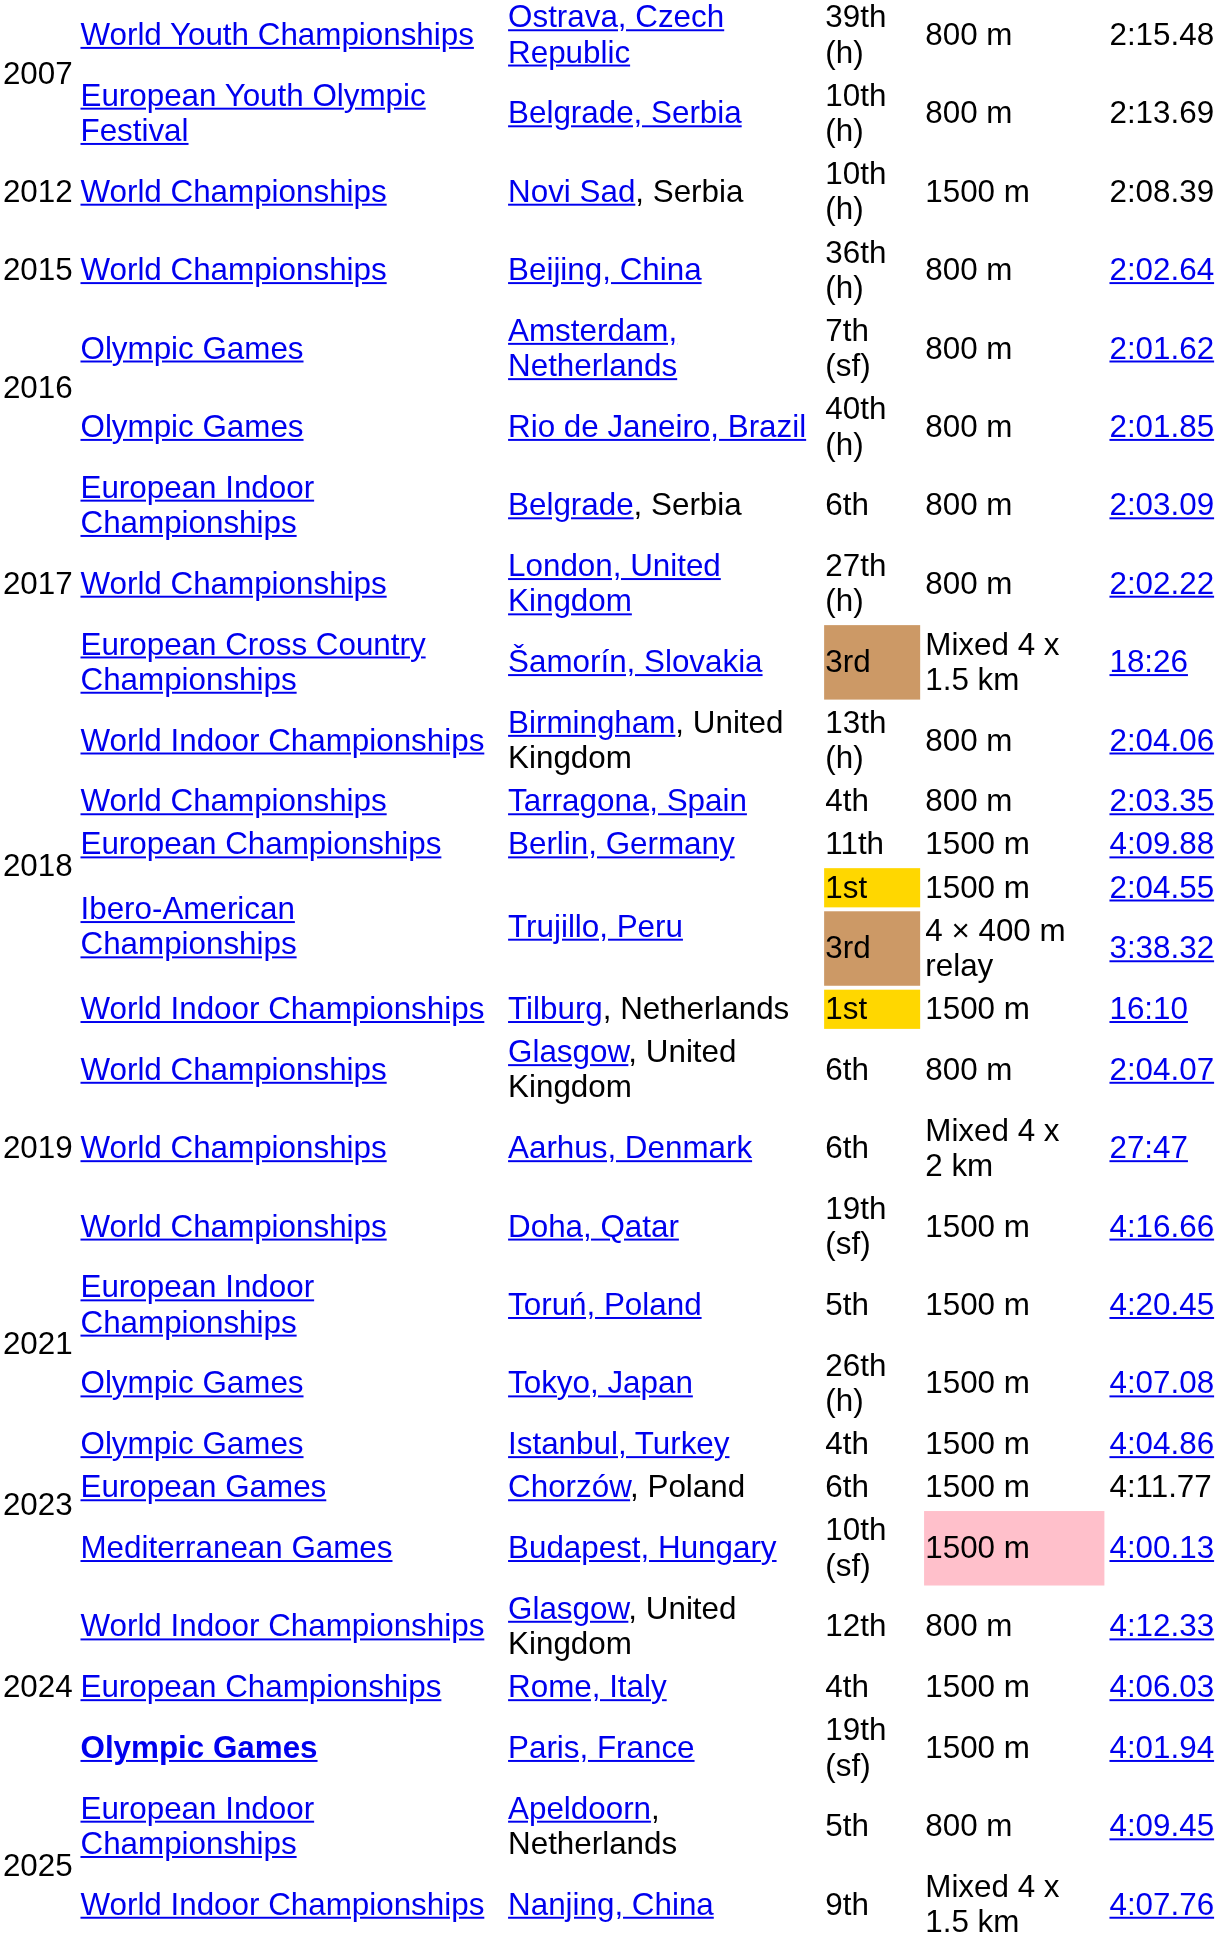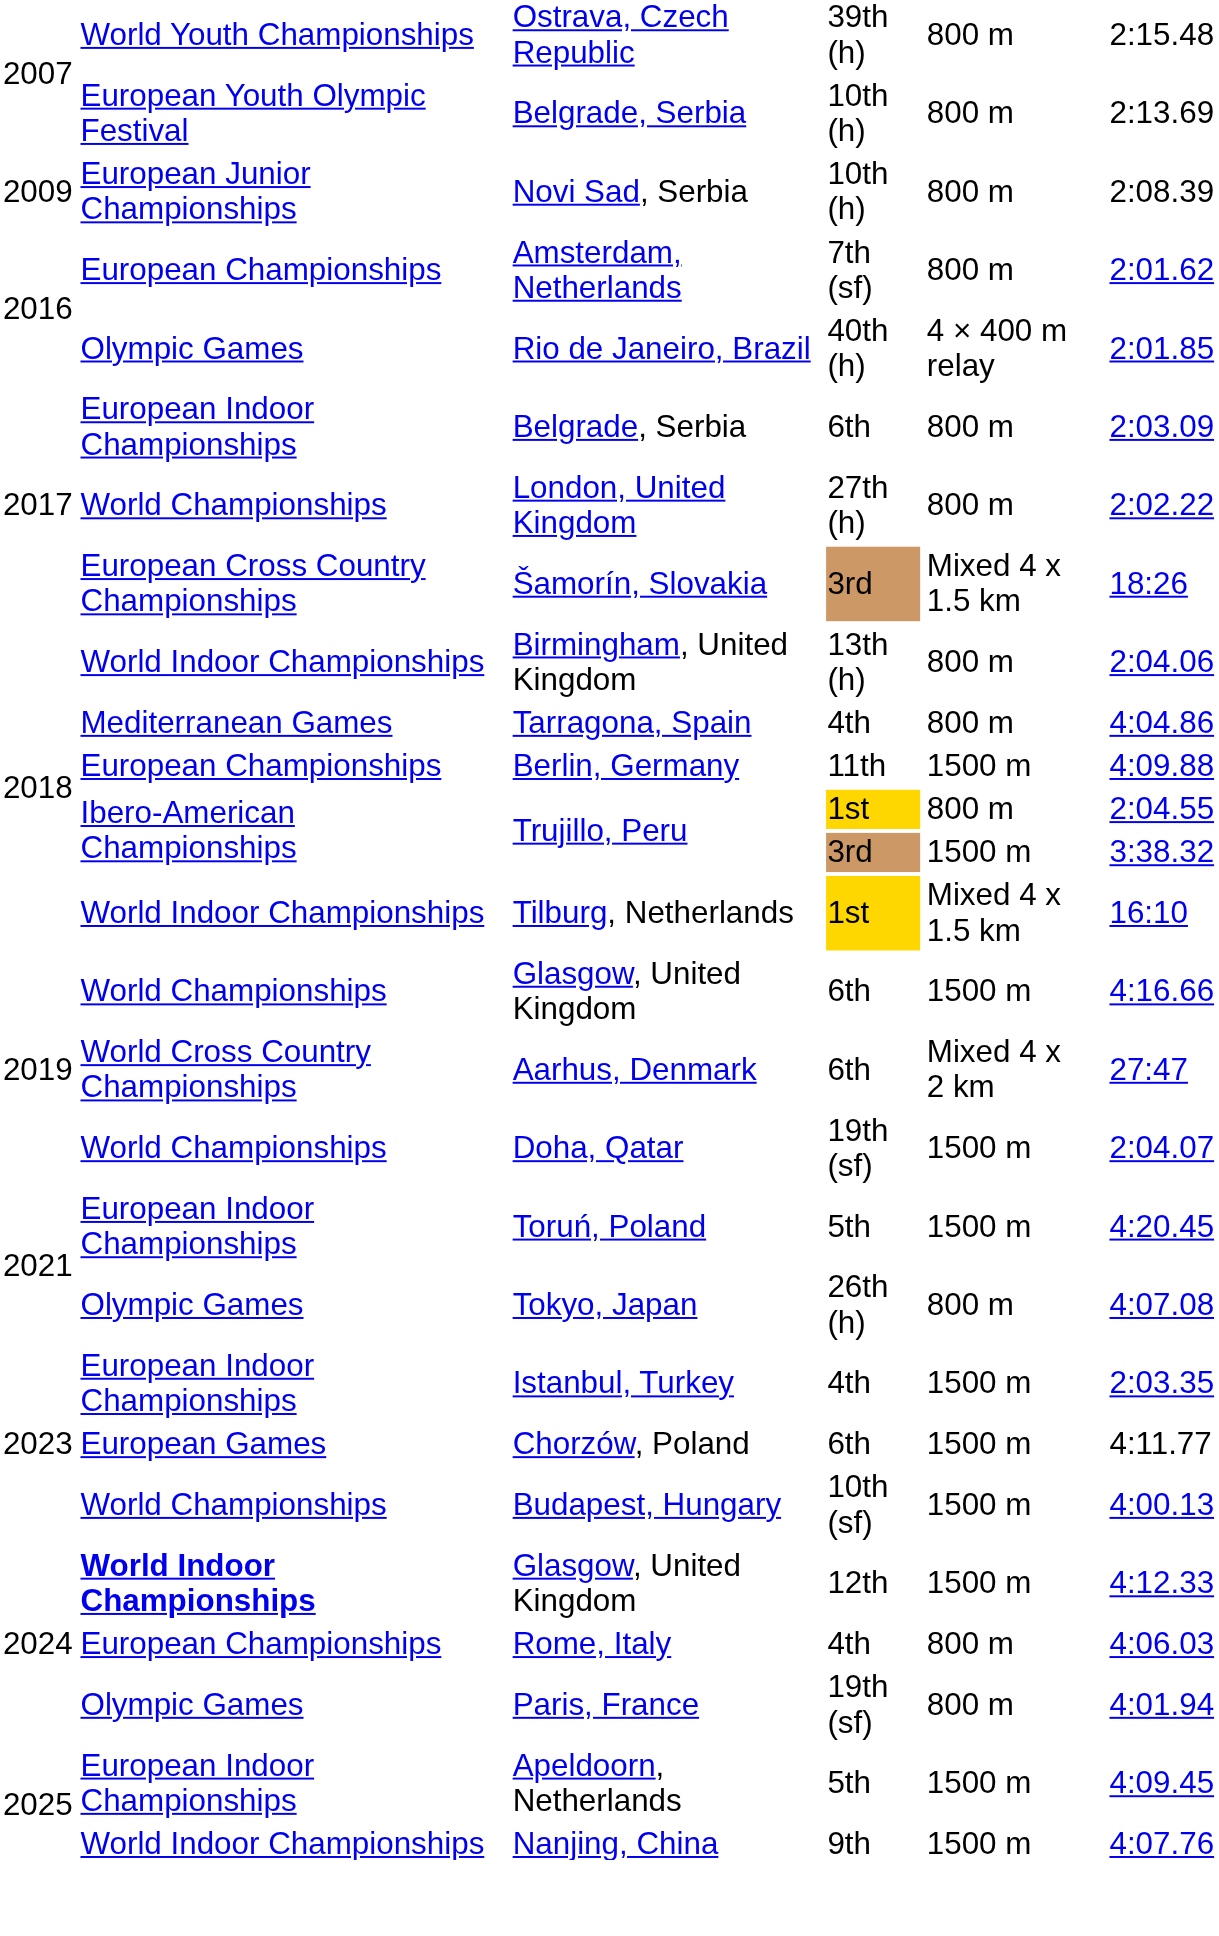(38, 191) 2012 -> (38, 191) 2009
(234, 191) World Championships -> (196, 191) European Junior Championships
(978, 191) 1500 m -> (970, 191) 800 m
- row: (605, 269)
(192, 348) Olympic Games -> (261, 269) European Championships
(969, 426) 800 m -> (997, 348) 4 × 400 m relay
(234, 801) World Championships -> (236, 722) Mediterranean Games
(1162, 801) 2:03.35 -> (1162, 722) 4:04.86
(978, 887) 1500 m -> (970, 808) 800 m
(995, 948) 4 × 400 m relay -> (979, 852) 1500 m
(978, 1008) 1500 m -> (994, 912) Mixed 4 x 1.5 km
(969, 1069) 800 m -> (979, 991) 1500 m
(1162, 1069) 2:04.07 -> (1162, 991) 4:16.66
(234, 1147) World Championships -> (226, 1069) World Cross Country Championships
(1162, 1226) 4:16.66 -> (1162, 1147) 2:04.07
(978, 1383) 1500 m -> (970, 1304) 800 m
(192, 1443) Olympic Games -> (197, 1383) European Indoor Championships
(1162, 1443) 4:04.86 -> (1162, 1383) 2:03.35
(236, 1547) Mediterranean Games -> (234, 1504) World Championships
(978, 1547) pink background -> (979, 1504) no background
(282, 1626) normal -> (198, 1583) bold
(969, 1626) 800 m -> (979, 1583) 1500 m
(978, 1686) 1500 m -> (970, 1643) 800 m
(199, 1747) bold -> (192, 1704) normal
(978, 1747) 1500 m -> (970, 1704) 800 m
(969, 1826) 800 m -> (979, 1783) 1500 m
(992, 1904) Mixed 4 x 1.5 km -> (979, 1843) 1500 m
